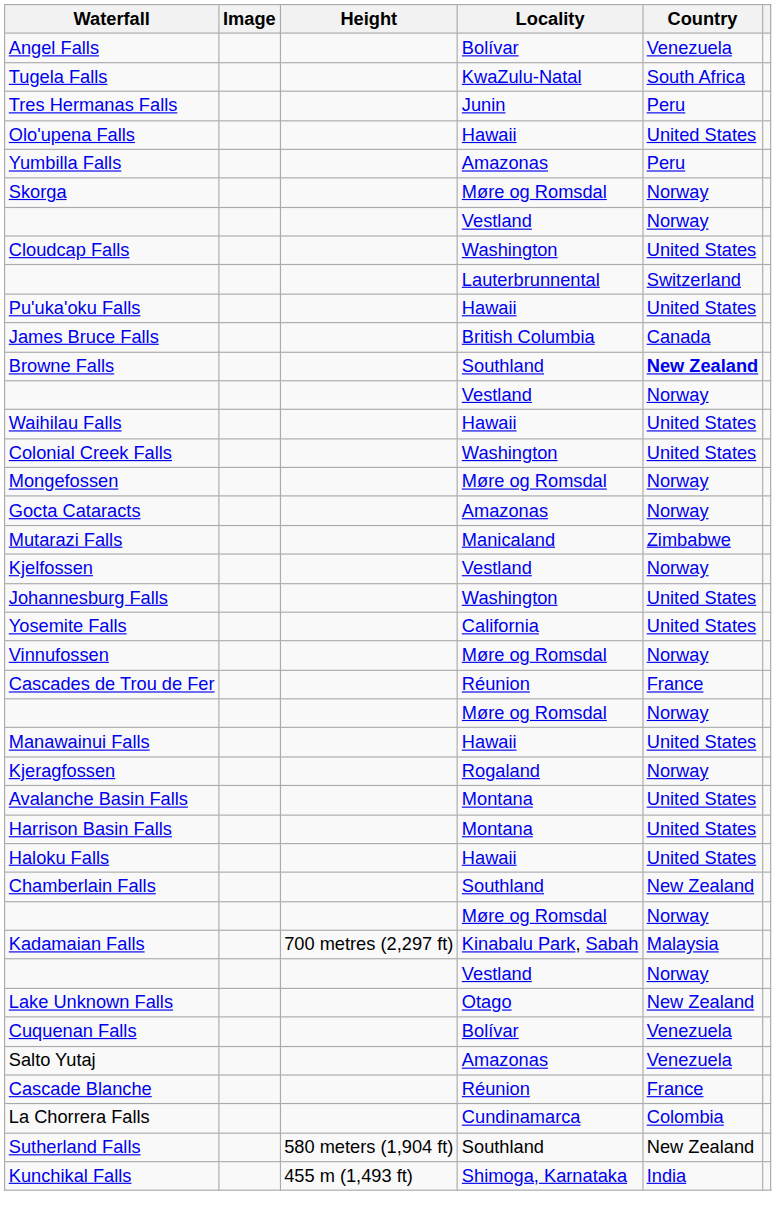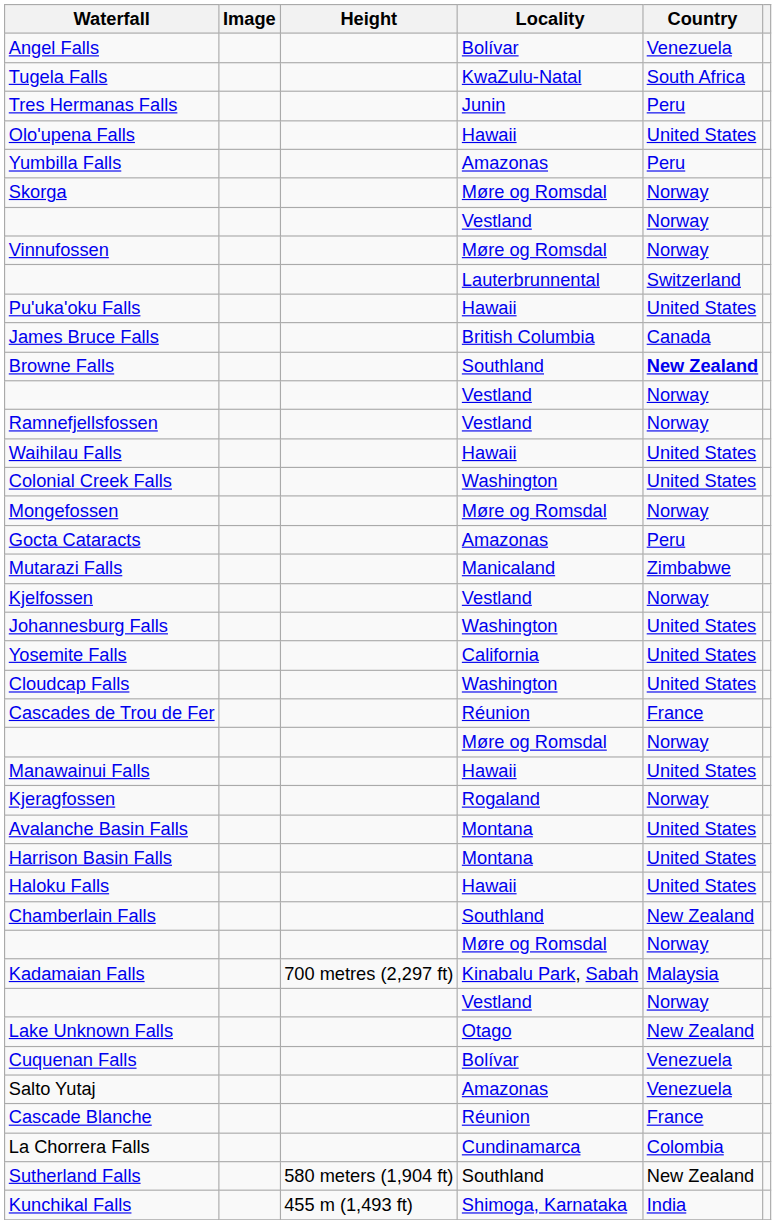rows swapped: (59, 655) <-> (69, 250)
+ row: (83, 423)
(678, 510) Norway -> (666, 539) Peru
